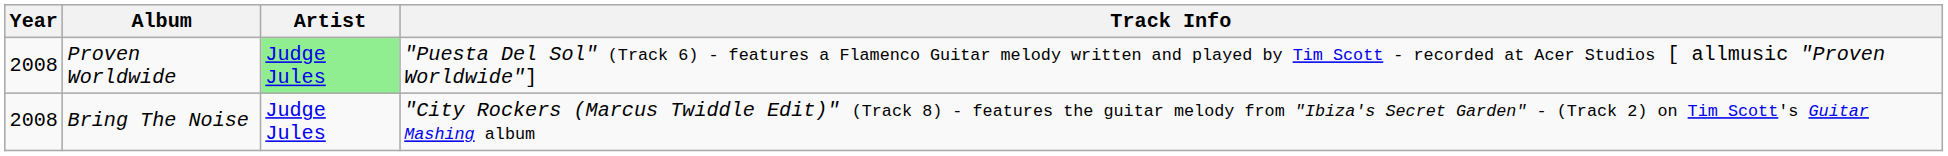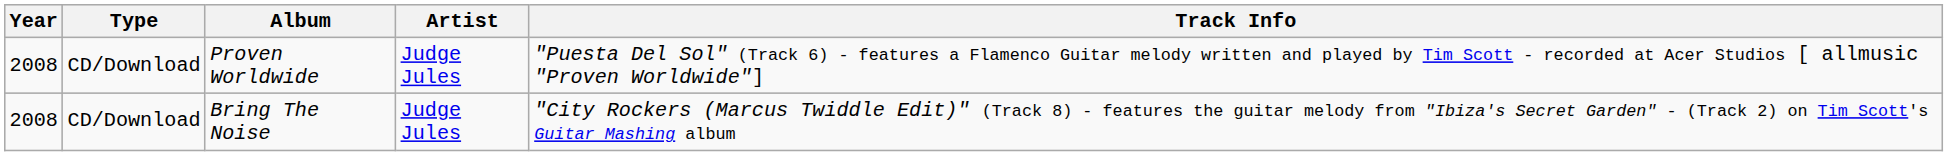+ column: (134, 21)
(296, 66) lightgreen background -> (431, 66) no background
